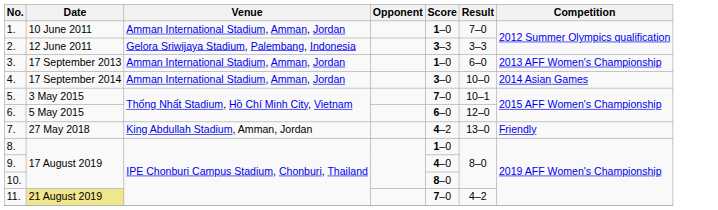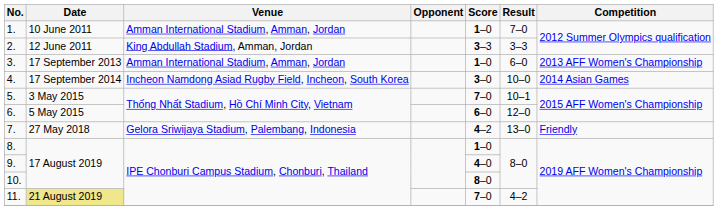(241, 46) Gelora Sriwijaya Stadium, Palembang, Indonesia -> (219, 46) King Abdullah Stadium, Amman, Jordan
(236, 79) Amman International Stadium, Amman, Jordan -> (267, 79) Incheon Namdong Asiad Rugby Field, Incheon, South Korea
(219, 130) King Abdullah Stadium, Amman, Jordan -> (241, 130) Gelora Sriwijaya Stadium, Palembang, Indonesia
